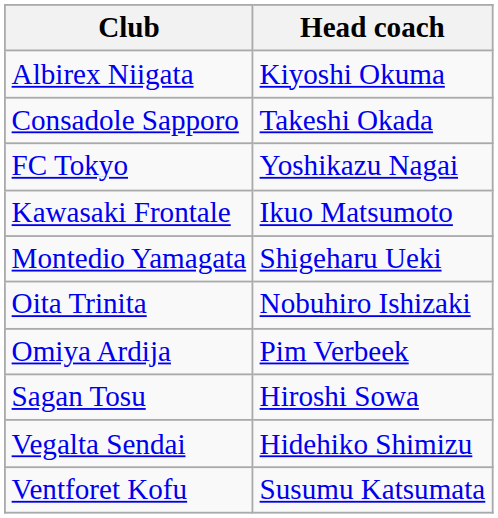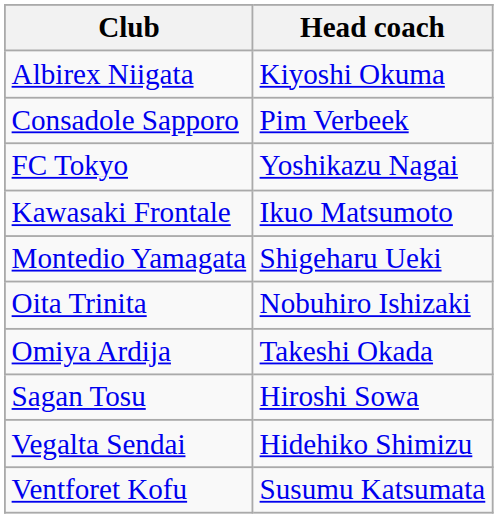(346, 119) Takeshi Okada -> (334, 119) Pim Verbeek
(334, 350) Pim Verbeek -> (346, 350) Takeshi Okada
